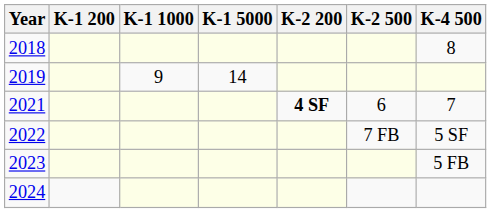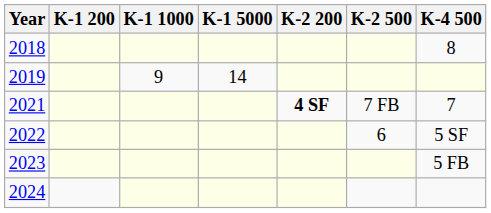(381, 105) 6 -> (381, 105) 7 FB
(381, 134) 7 FB -> (381, 134) 6
